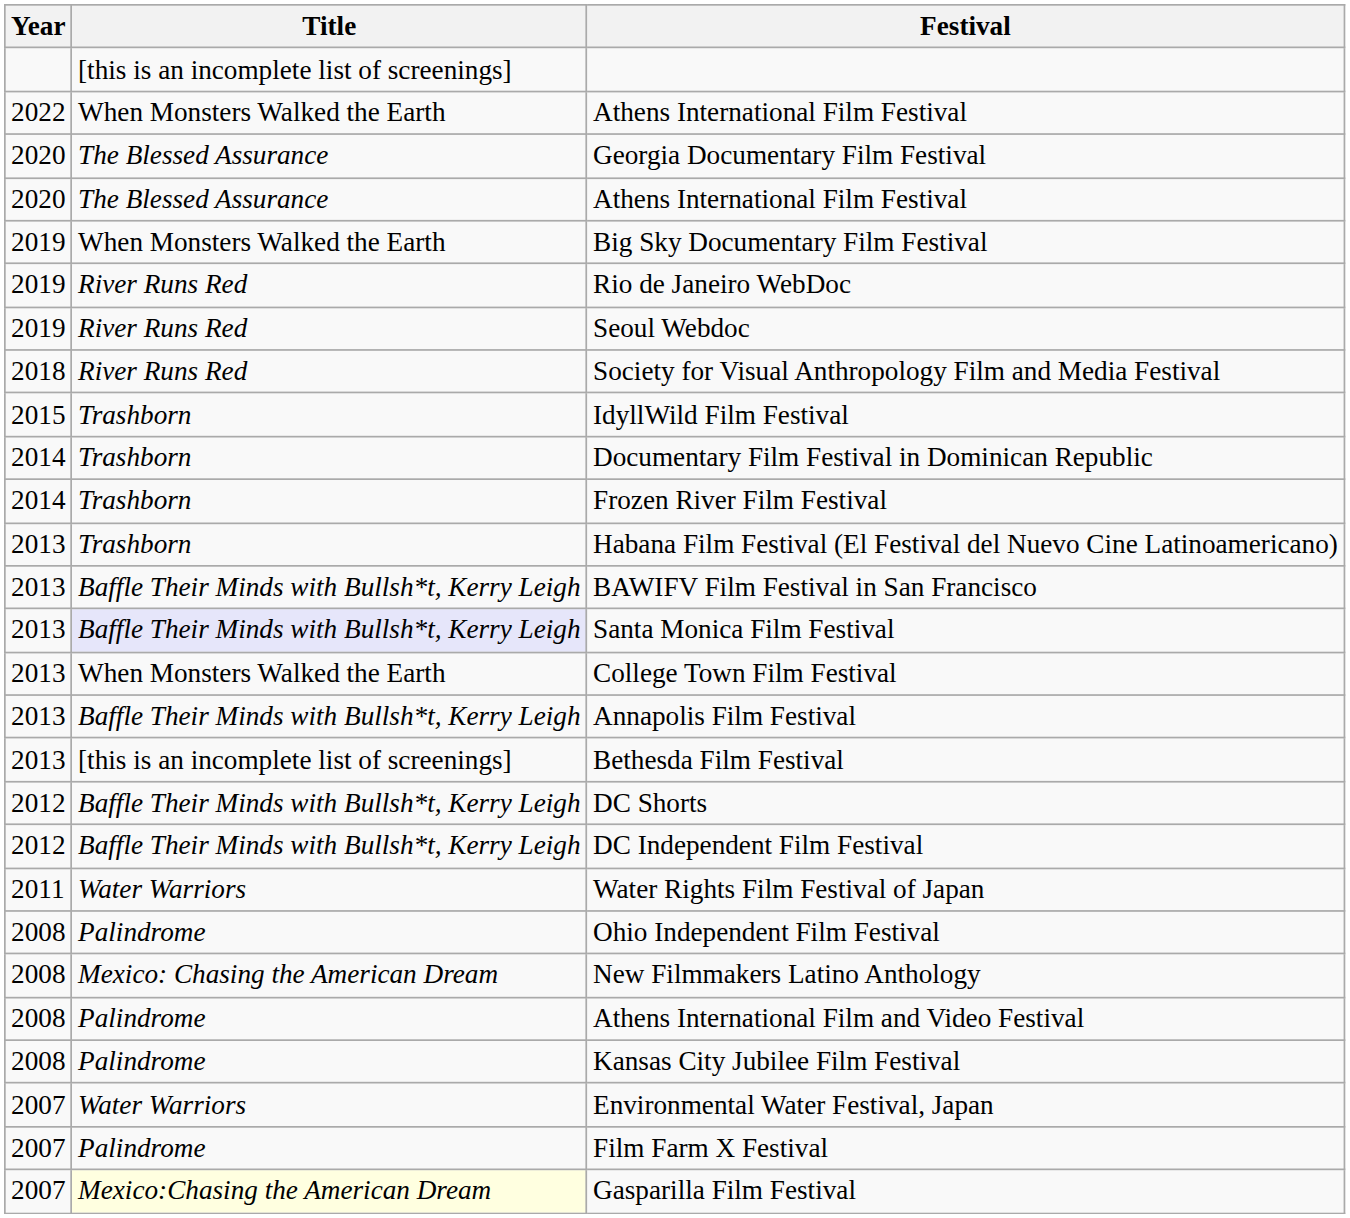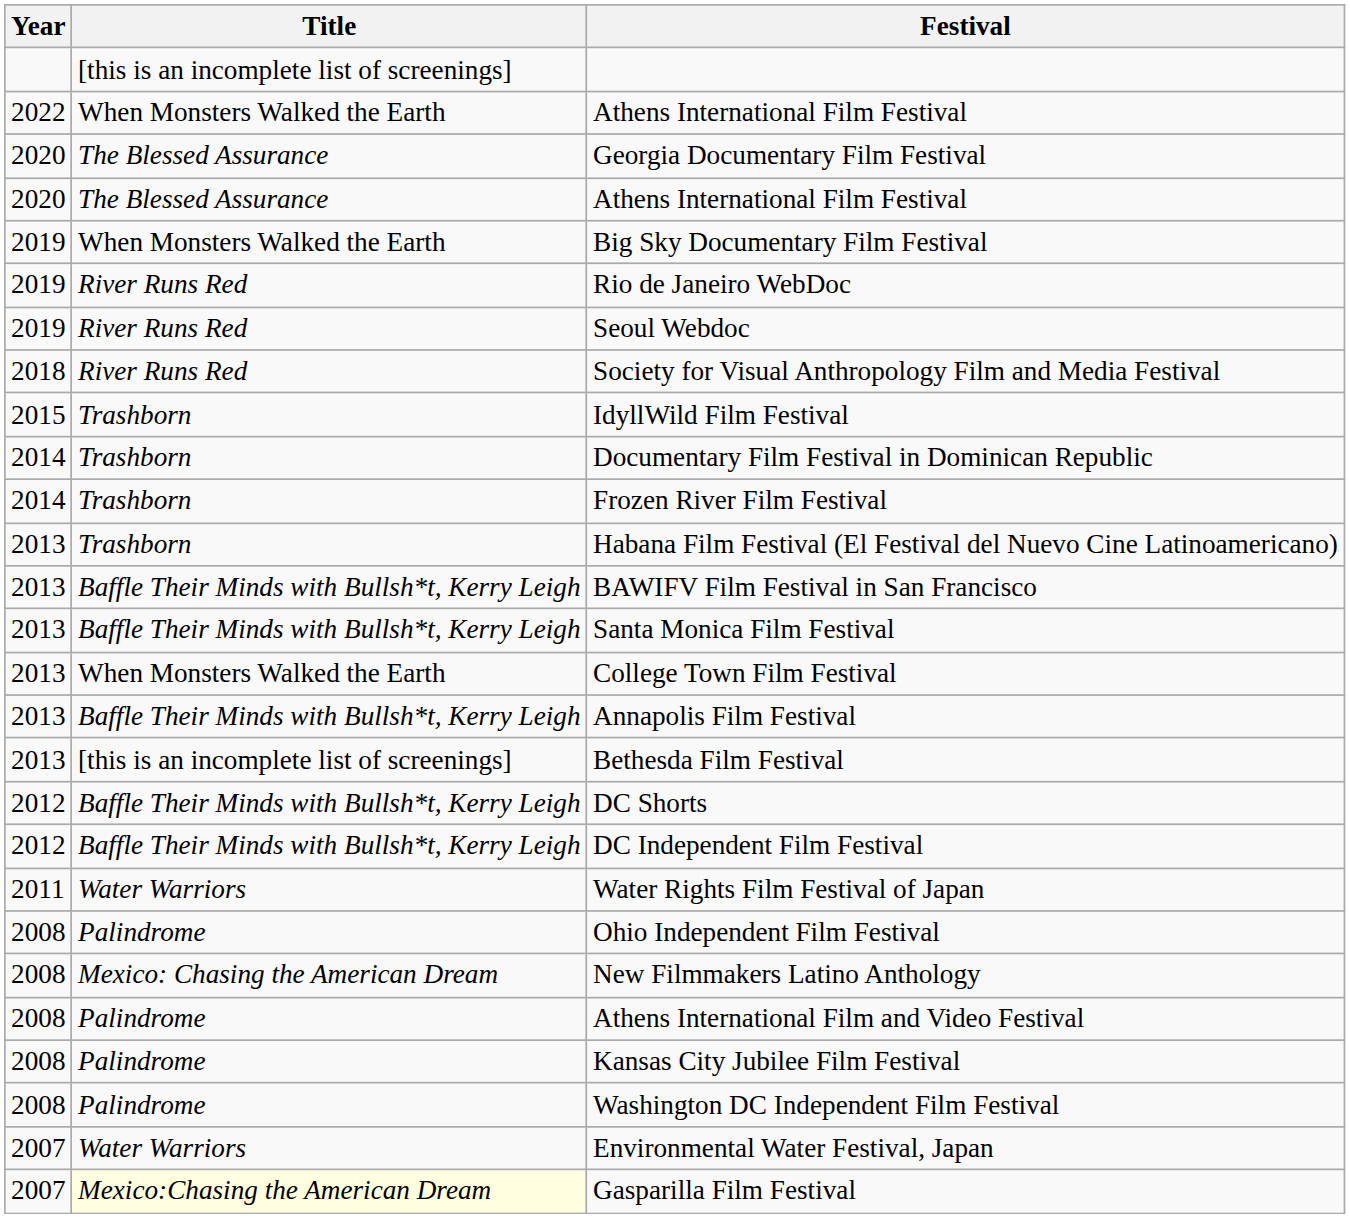(329, 629) lavender background -> (329, 629) no background
+ row: (38, 1104)
- row: (38, 1147)
